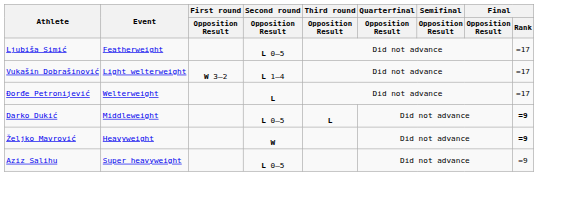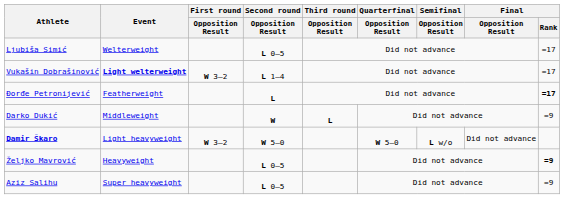(133, 49) Featherweight -> (131, 49) Welterweight
(145, 71) normal -> (145, 71) bold
(131, 93) Welterweight -> (133, 93) Featherweight
(523, 93) normal -> (549, 93) bold
(273, 120) L 0–5 -> (273, 120) W
(523, 115) bold -> (549, 115) normal
+ row: (32, 138)
(273, 142) W -> (273, 165) L 0–5
